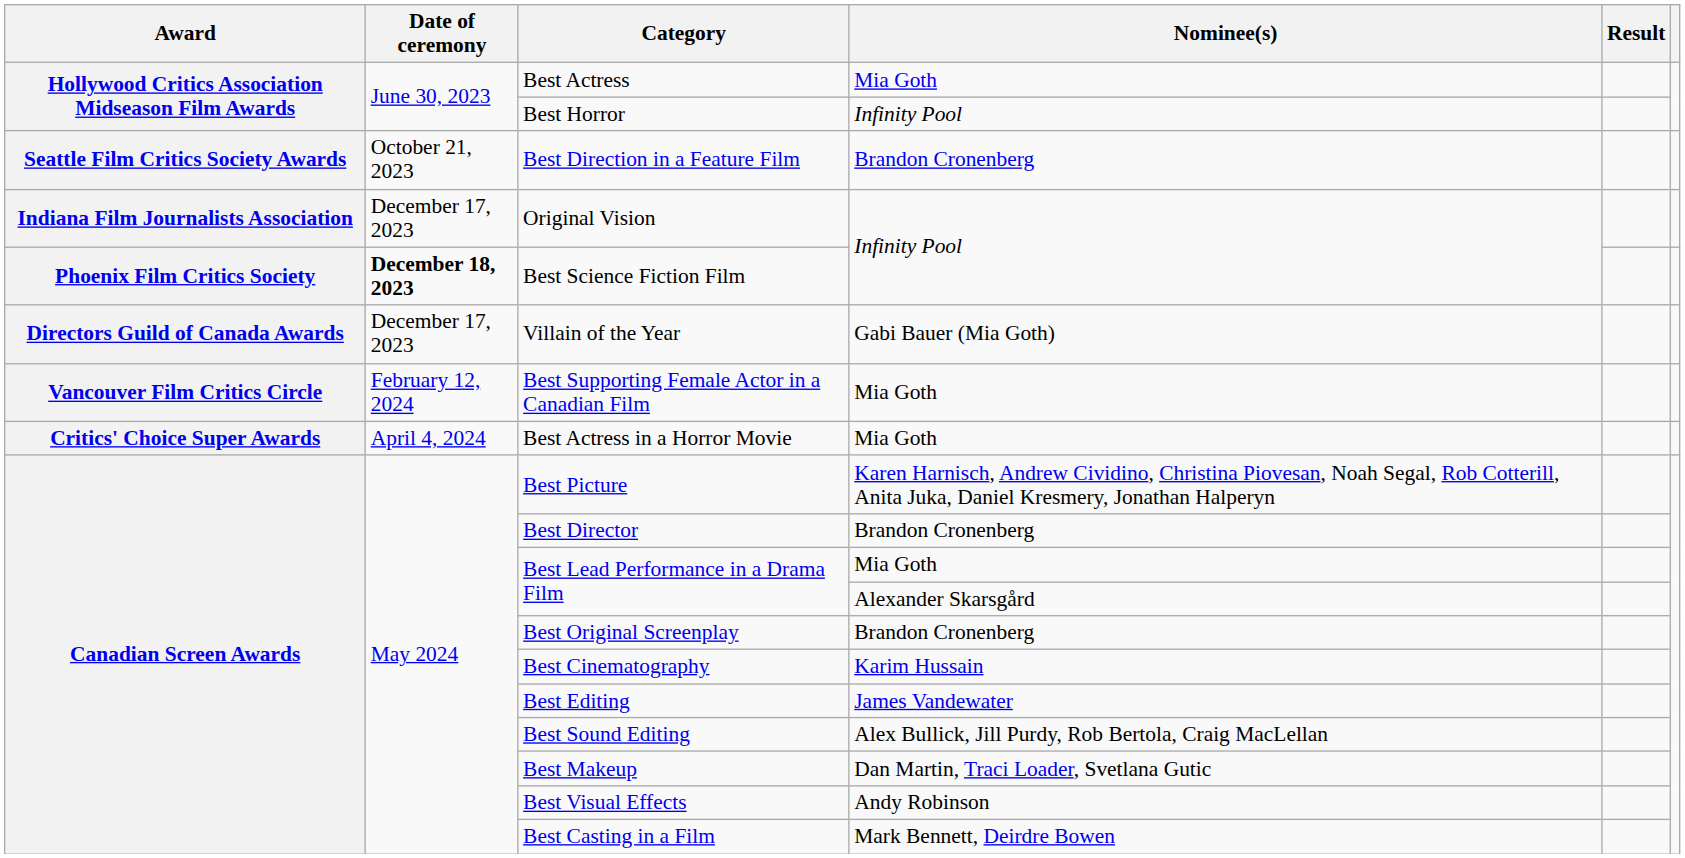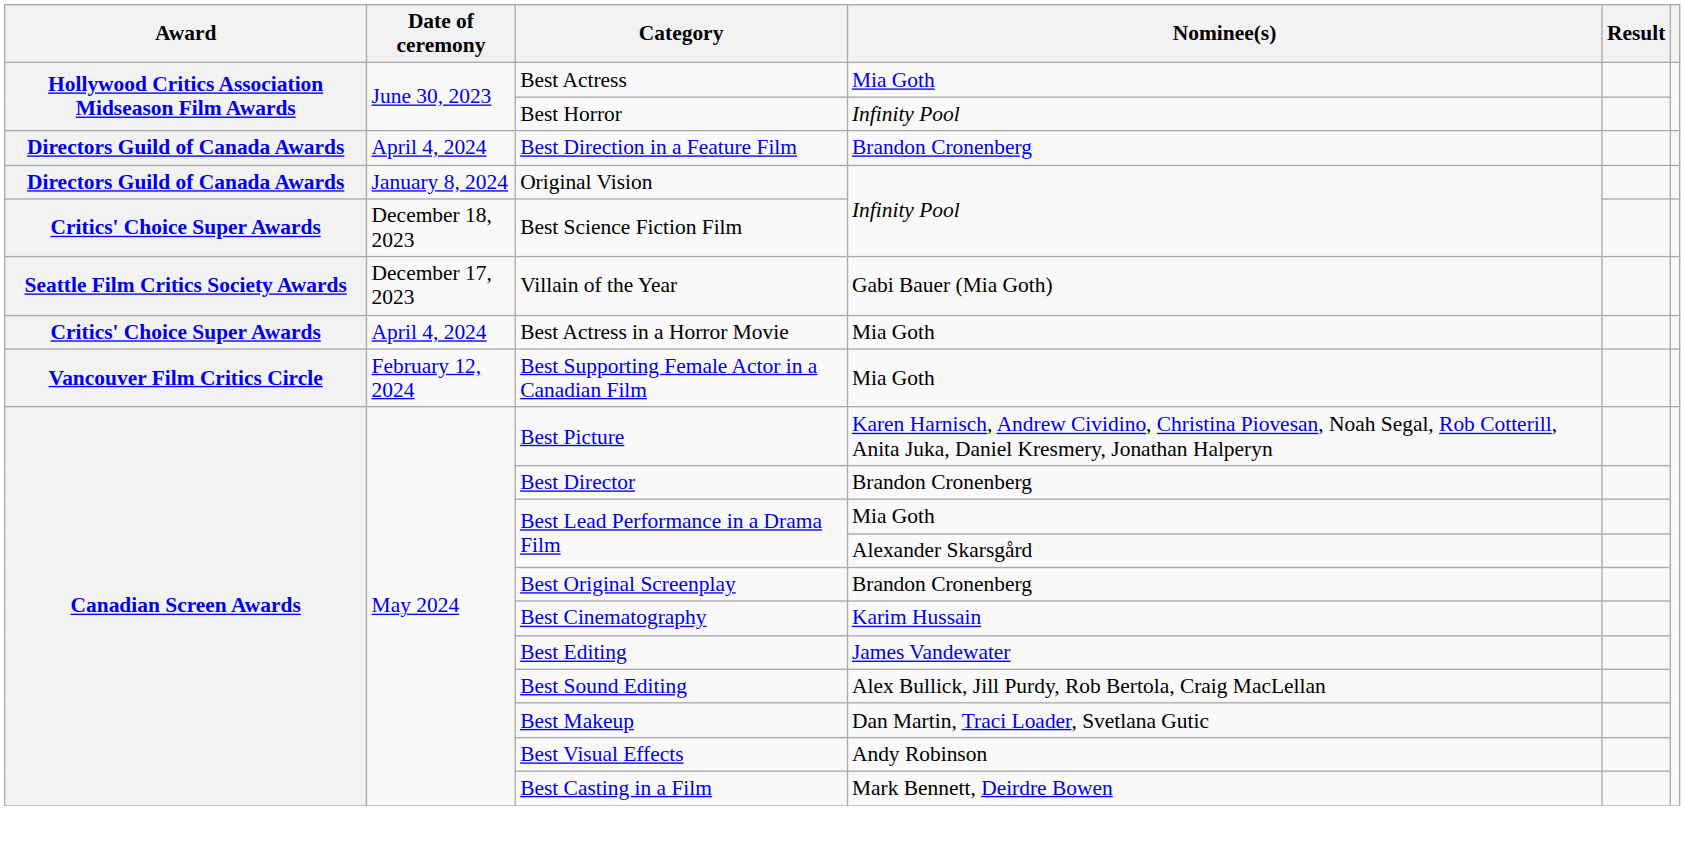(185, 159) Seattle Film Critics Society Awards -> (186, 147) Directors Guild of Canada Awards
(421, 159) October 21, 2023 -> (429, 147) April 4, 2024
(185, 217) Indiana Film Journalists Association -> (186, 181) Directors Guild of Canada Awards
(431, 217) December 17, 2023 -> (440, 181) January 8, 2024
(185, 275) Phoenix Film Critics Society -> (186, 227) Critics' Choice Super Awards
(433, 275) bold -> (432, 227) normal
(185, 334) Directors Guild of Canada Awards -> (186, 285) Seattle Film Critics Society Awards
rows swapped: (672, 392) <-> (657, 438)
